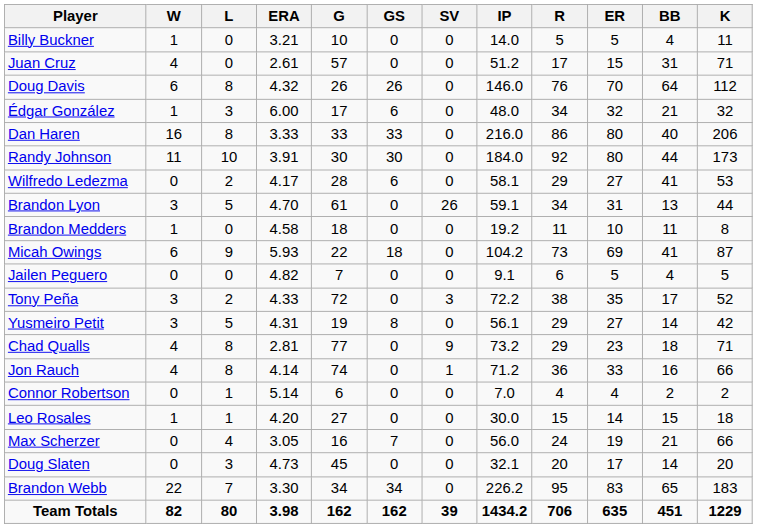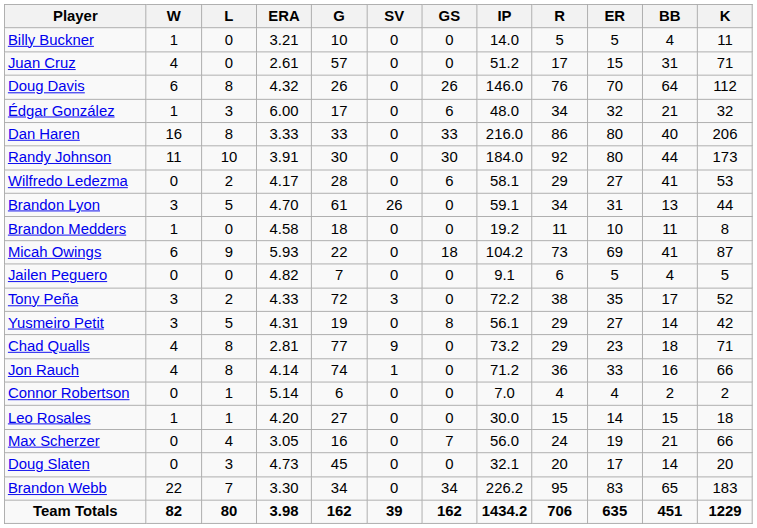columns swapped: (394, 16) <-> (449, 16)
